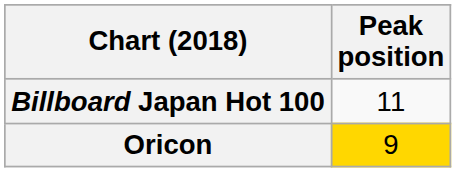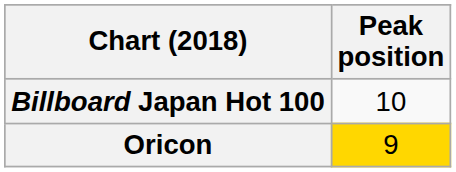(391, 100) 11 -> (391, 100) 10
